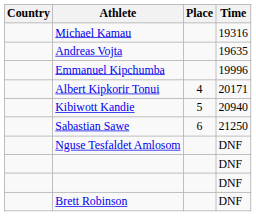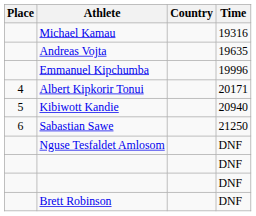columns swapped: (199, 13) <-> (28, 13)
